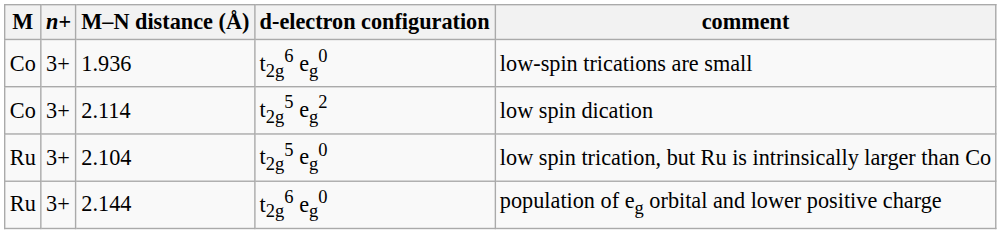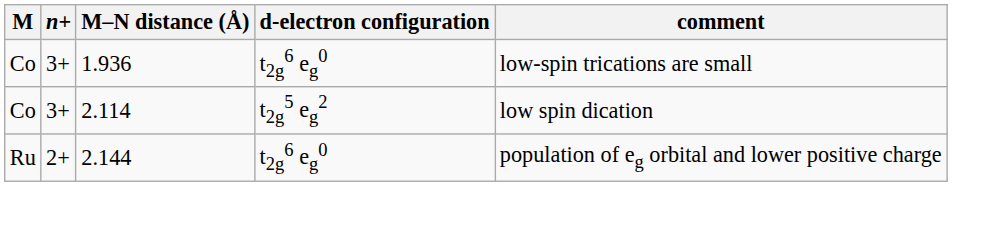- row: (106, 157)
(58, 204) 3+ -> (58, 157) 2+
